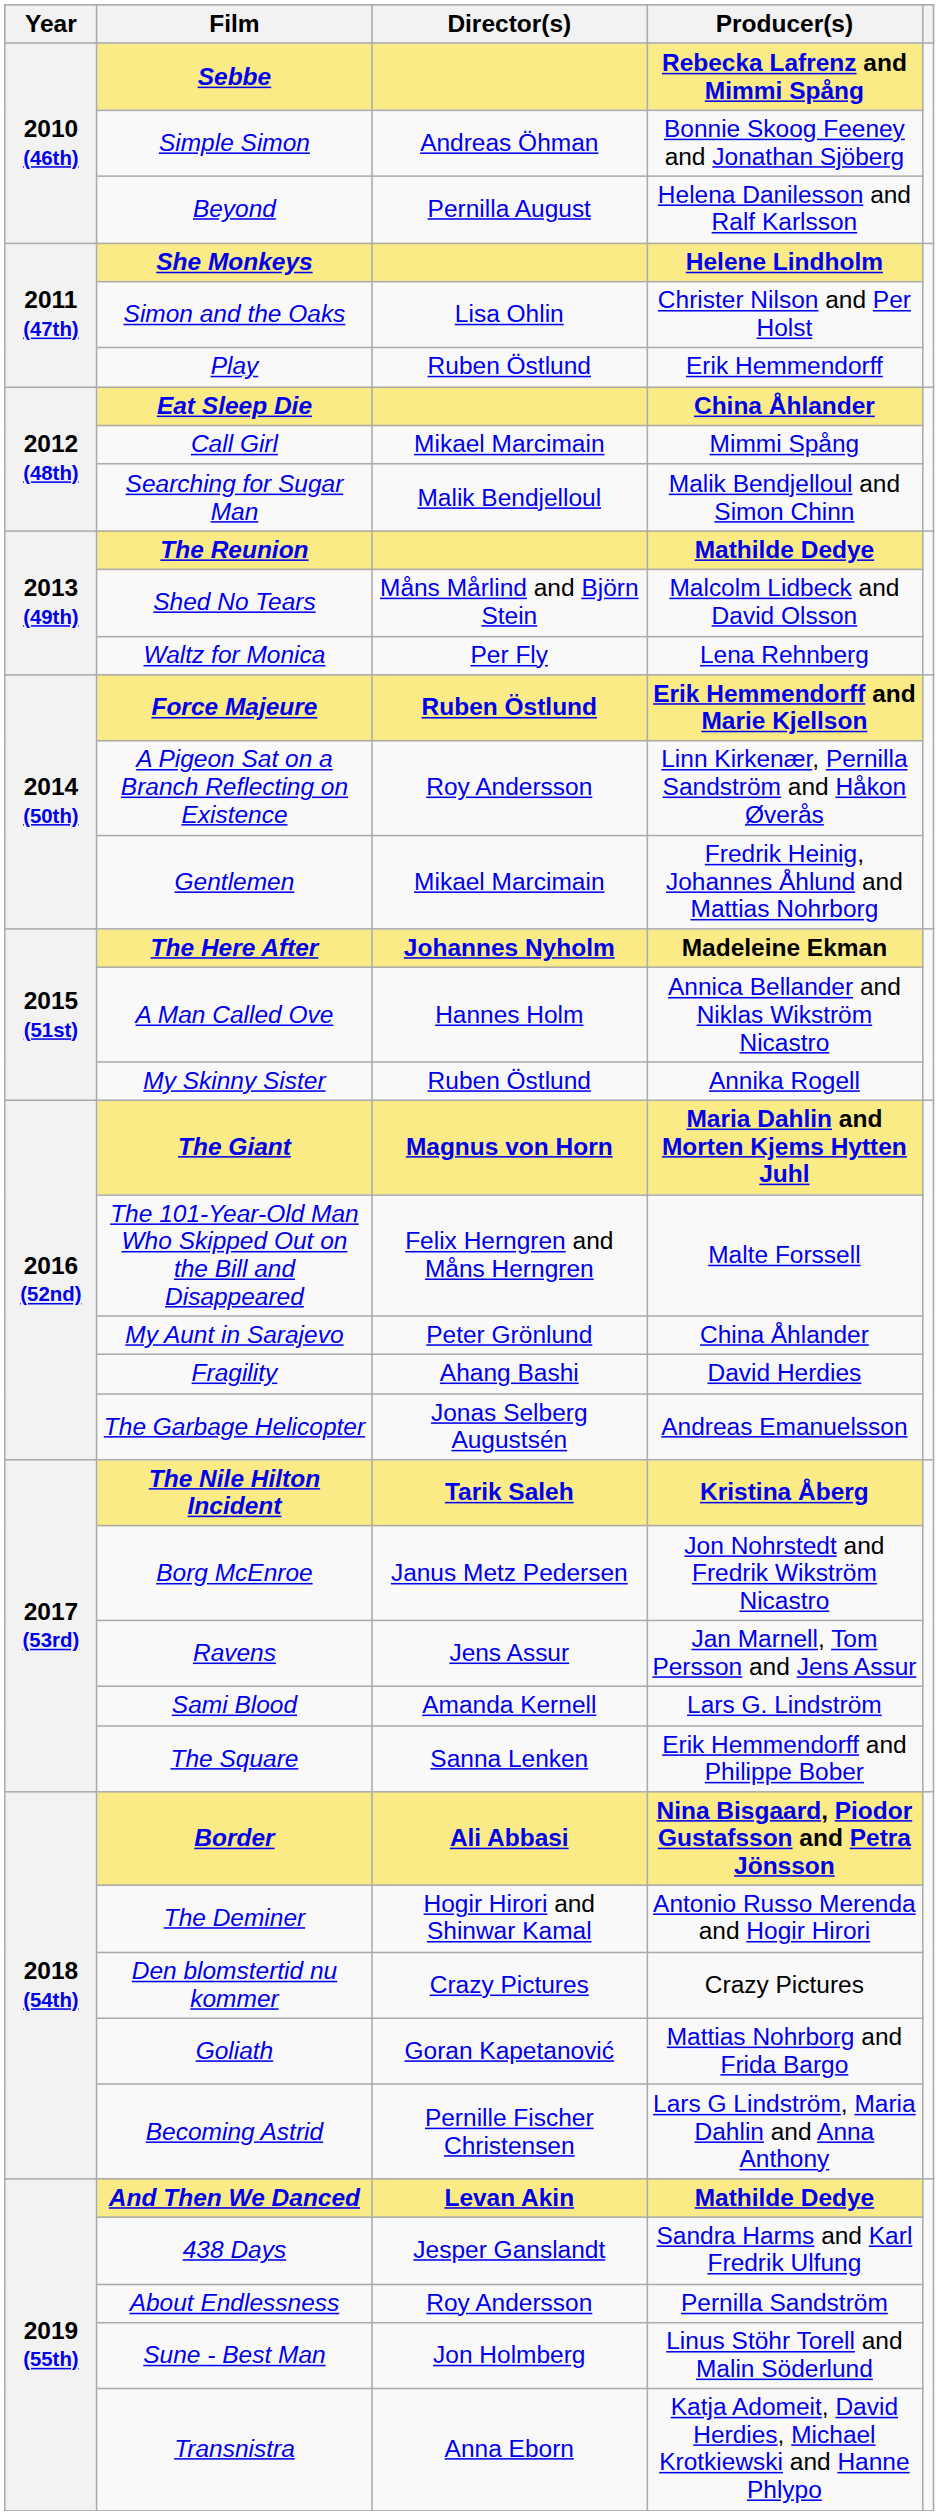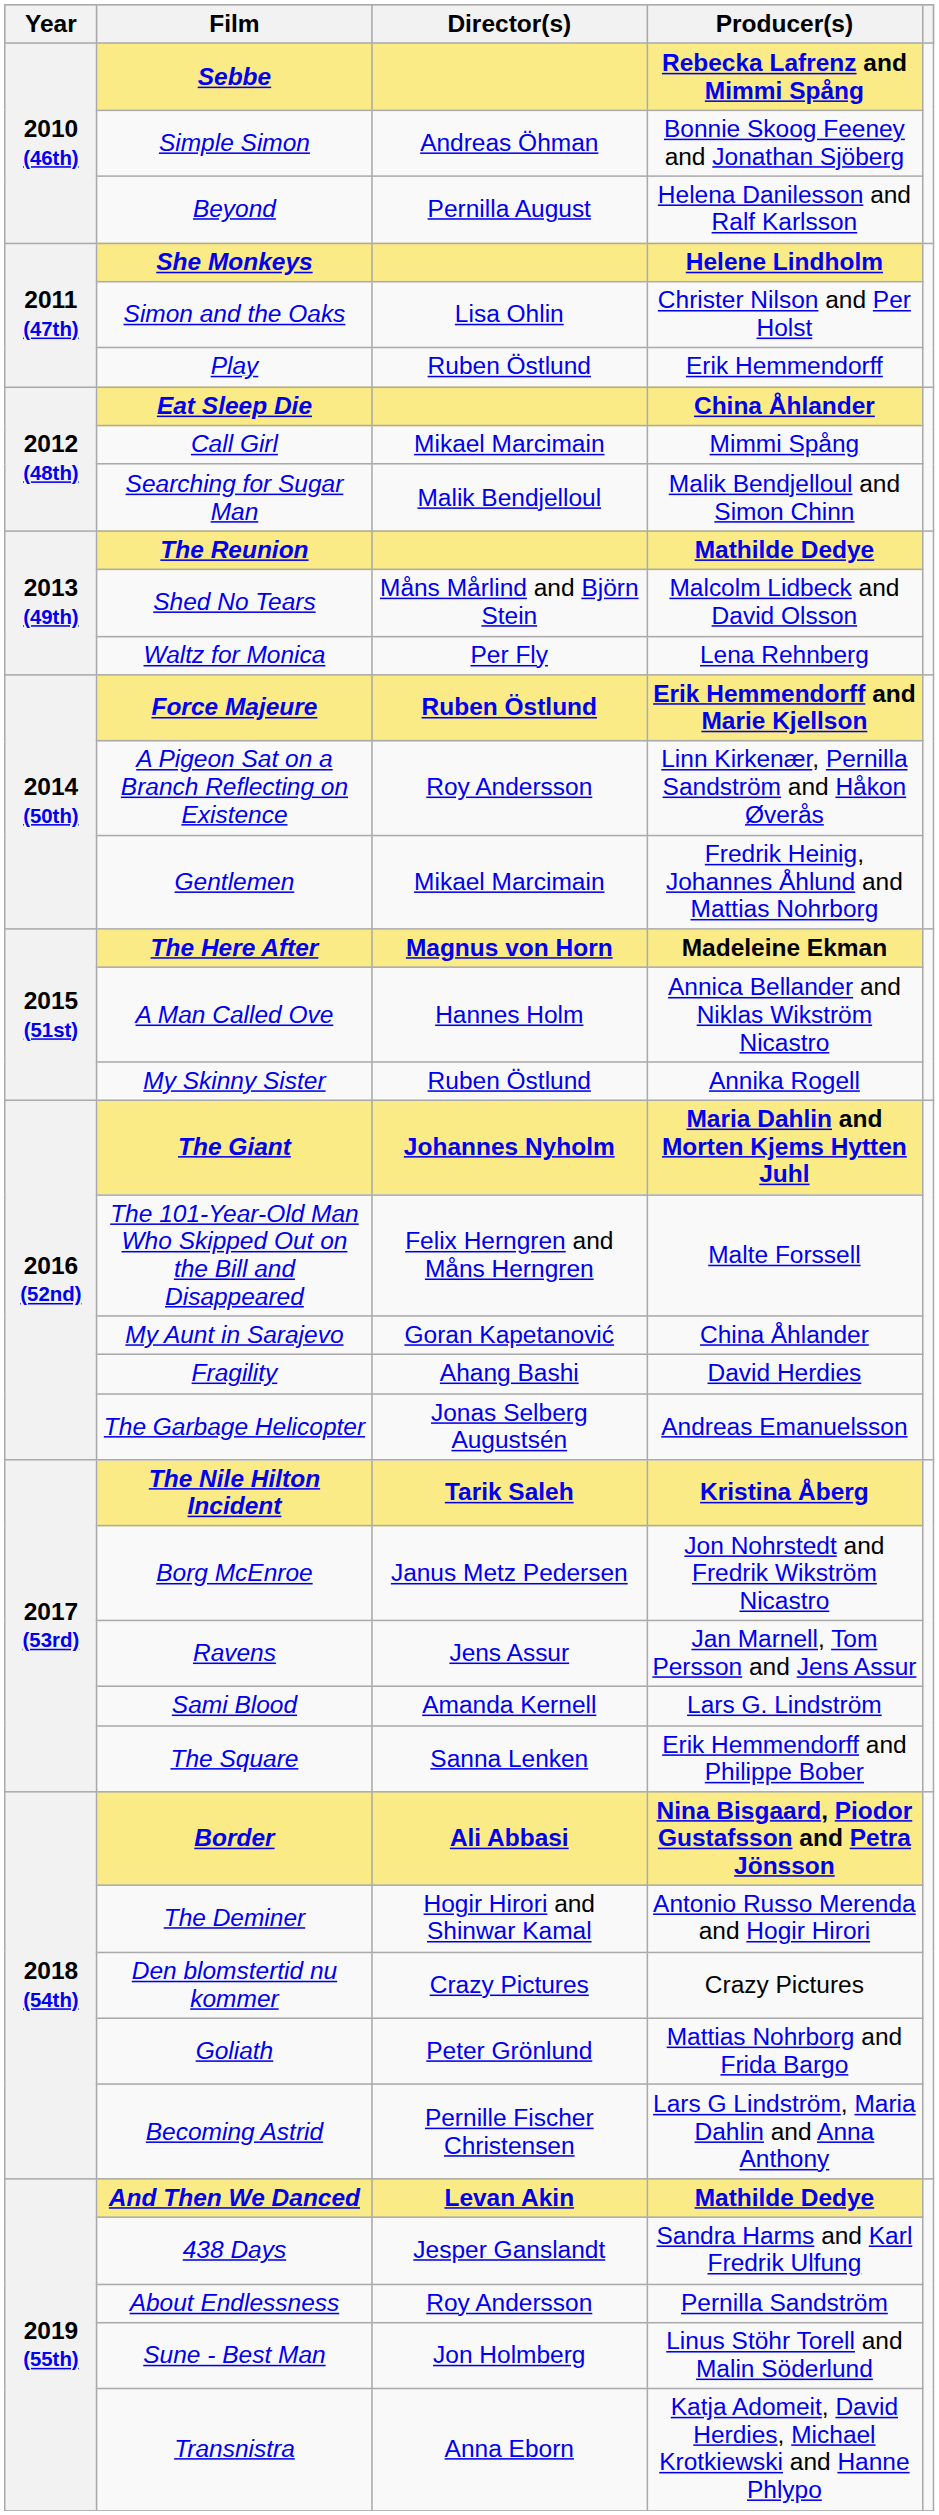(509, 948) Johannes Nyholm -> (509, 948) Magnus von Horn
(509, 1147) Magnus von Horn -> (509, 1147) Johannes Nyholm
(509, 1334) Peter Grönlund -> (509, 1334) Goran Kapetanović
(509, 2051) Goran Kapetanović -> (509, 2051) Peter Grönlund
